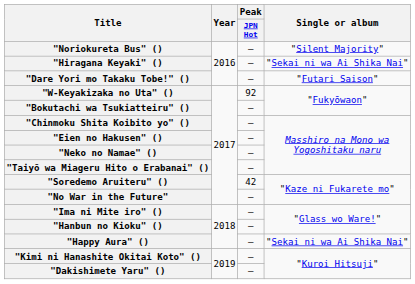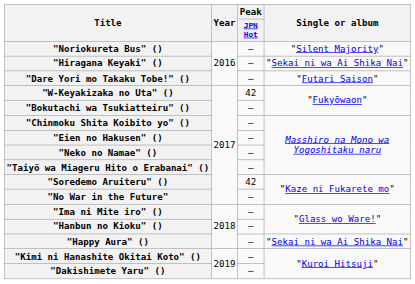(251, 93) 92 -> (251, 93) 42
